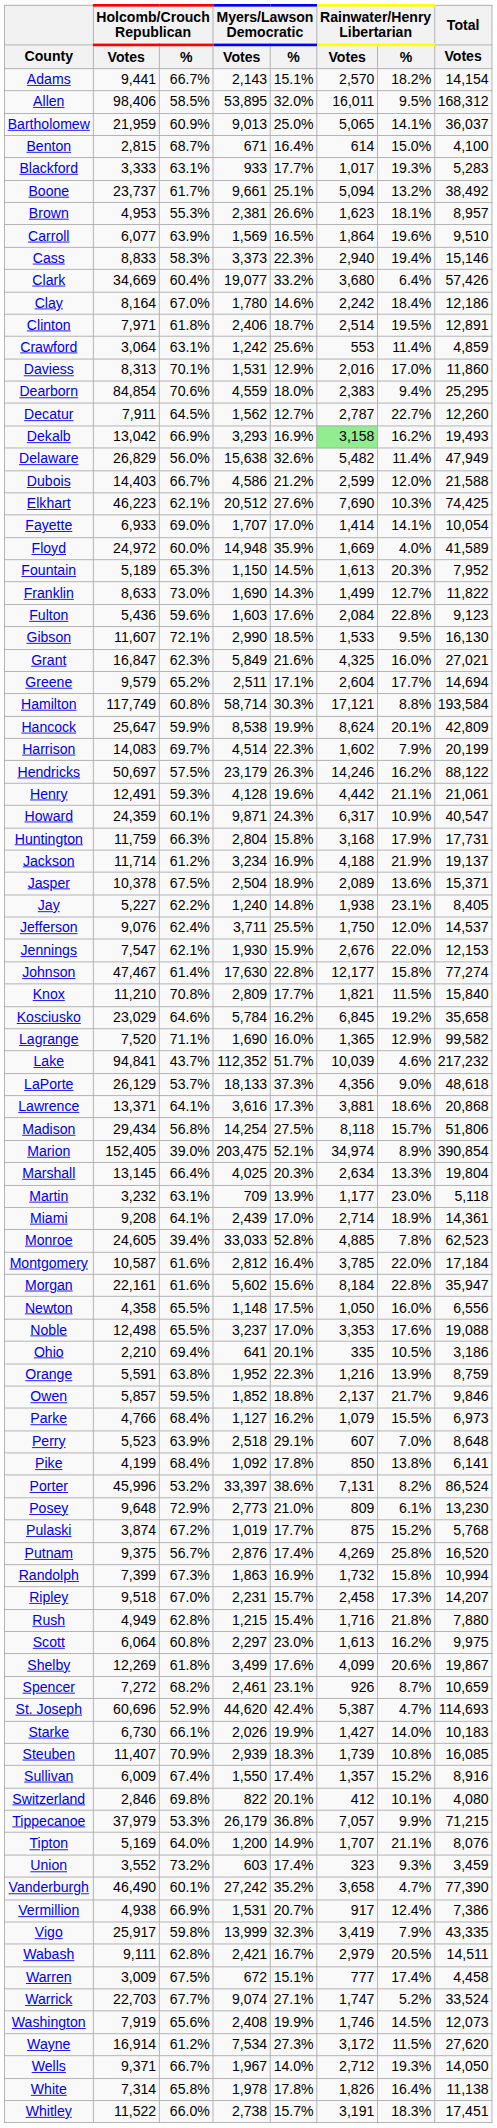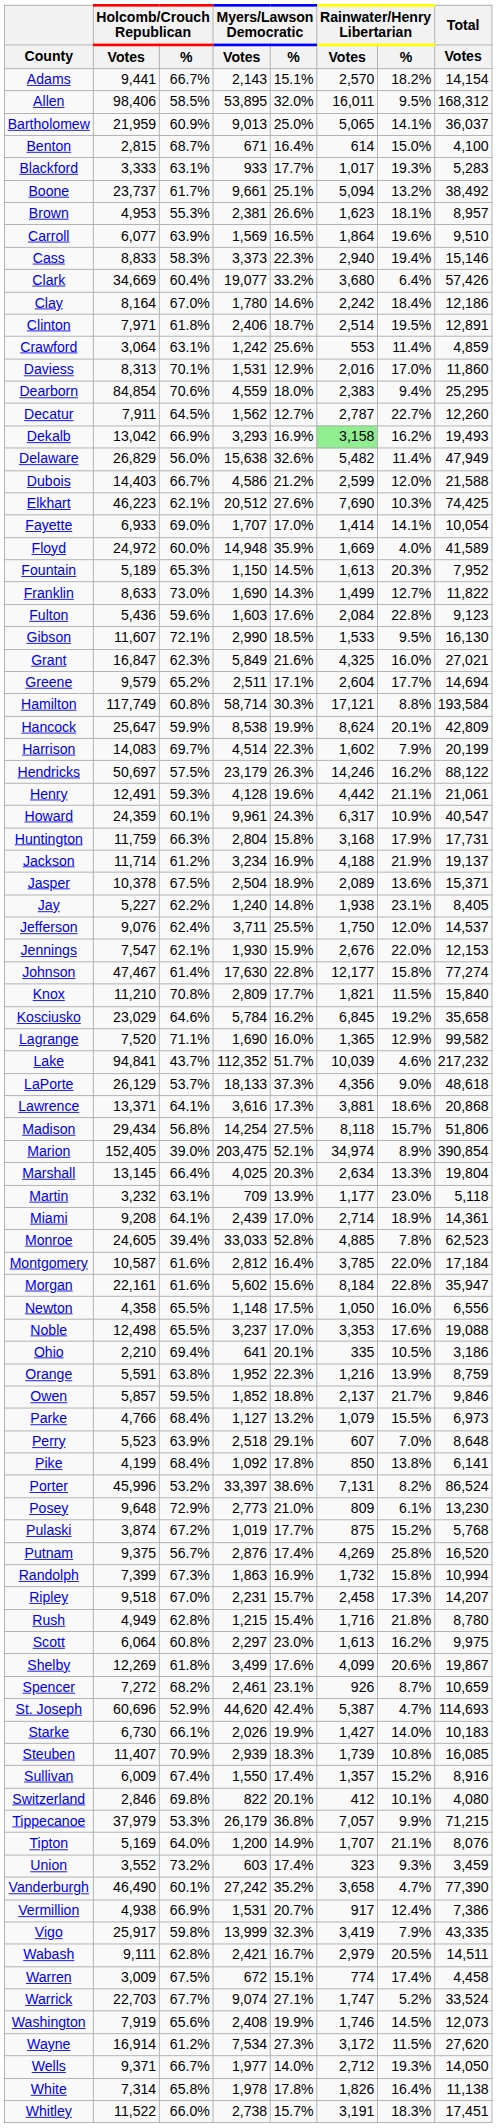(250, 816) 9,871 -> (250, 816) 9,961
(294, 1419) 16.2% -> (294, 1419) 13.2%
(471, 1620) 7,880 -> (471, 1620) 8,780
(363, 1977) 777 -> (363, 1977) 774
(250, 2067) 1,967 -> (250, 2067) 1,977
